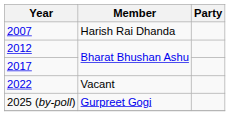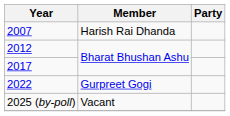(98, 84) Vacant -> (116, 84) Gurpreet Gogi
(116, 102) Gurpreet Gogi -> (98, 102) Vacant
